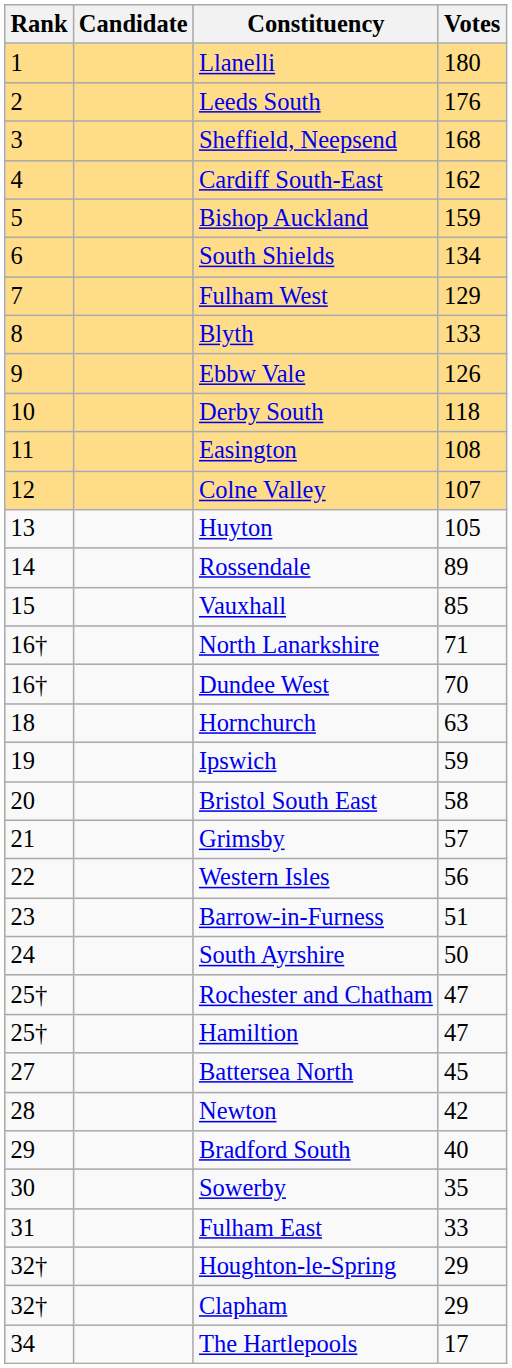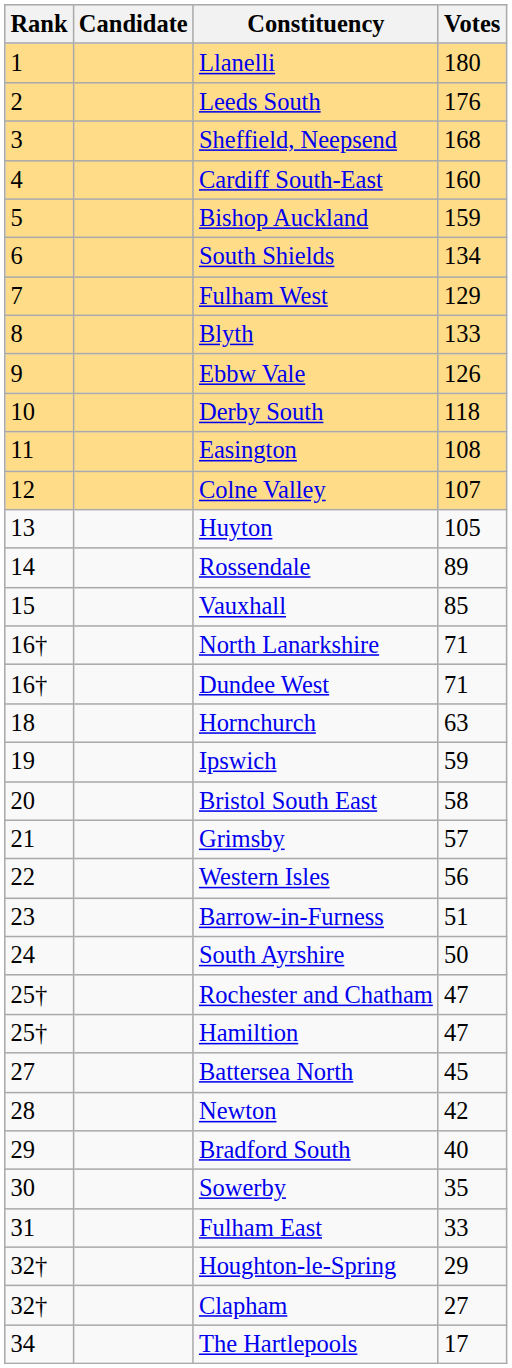(462, 179) 162 -> (462, 179) 160
(456, 683) 70 -> (456, 683) 71
(456, 1305) 29 -> (456, 1305) 27
